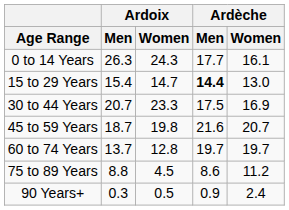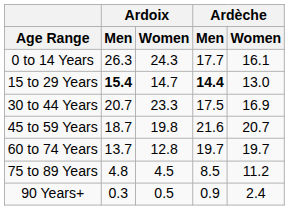(118, 82) normal -> (118, 82) bold
(118, 171) 8.8 -> (118, 171) 4.8
(210, 171) 8.6 -> (210, 171) 8.5
